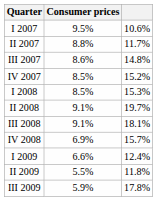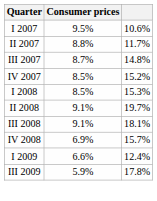(83, 60) 8.6% -> (83, 60) 8.7%
- row: (24, 172)
